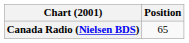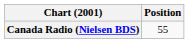(163, 30) 65 -> (163, 30) 55
